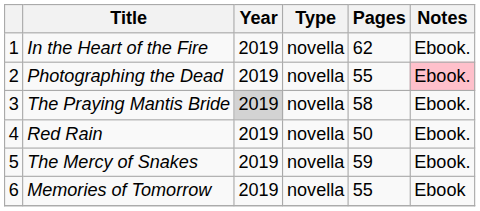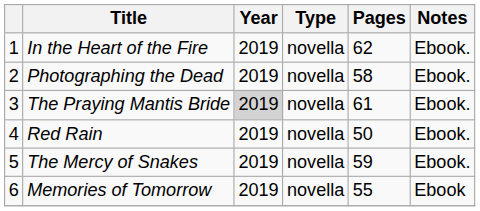(363, 76) 55 -> (363, 76) 58
(442, 76) pink background -> (442, 76) no background
(363, 104) 58 -> (363, 104) 61
